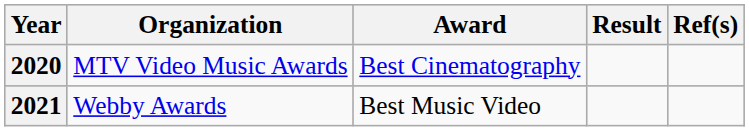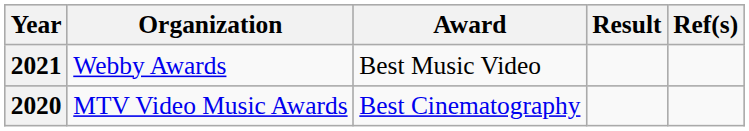rows swapped: (36, 65) <-> (36, 105)
